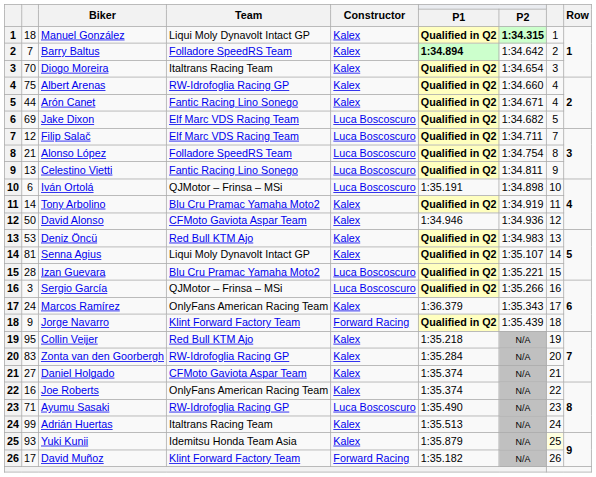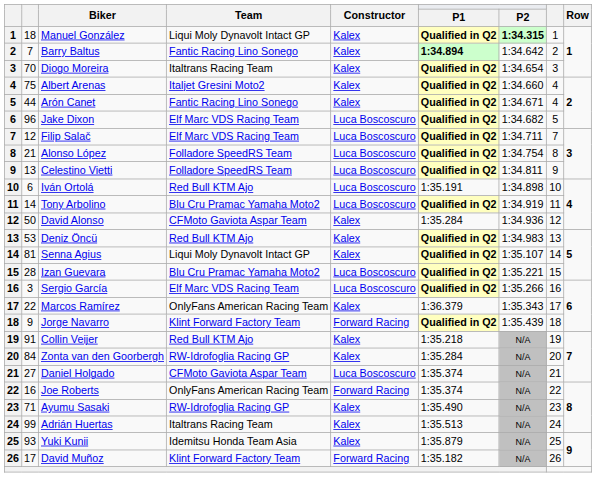(230, 51) Folladore SpeedRS Team -> (234, 51) Fantic Racing Lino Sonego
(229, 85) RW-Idrofoglia Racing GP -> (217, 85) Italjet Gresini Moto2
(30, 119) 69 -> (30, 119) 96
(234, 170) Fantic Racing Lino Sonego -> (230, 170) Folladore SpeedRS Team
(226, 187) QJMotor – Frinsa – MSi -> (211, 187) Red Bull KTM Ajo
(347, 204) Kalex -> (375, 204) Luca Boscoscuro
(442, 221) 1:34.946 -> (442, 221) 1:35.284
(226, 289) QJMotor – Frinsa – MSi -> (234, 289) Elf Marc VDS Racing Team
(30, 305) 24 -> (30, 305) 22
(30, 339) 95 -> (30, 339) 91
(30, 356) 83 -> (30, 356) 84
(347, 373) Kalex -> (375, 373) Luca Boscoscuro
(347, 390) Kalex -> (371, 390) Forward Racing
(375, 407) Luca Boscoscuro -> (347, 407) Kalex
(555, 441) lightyellow background -> (555, 441) no background
